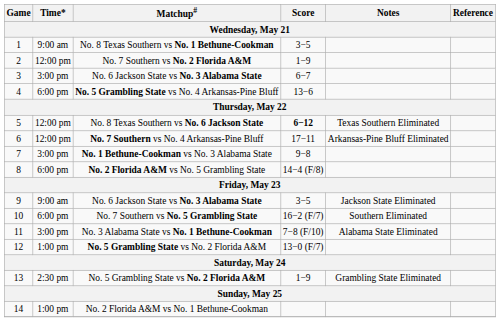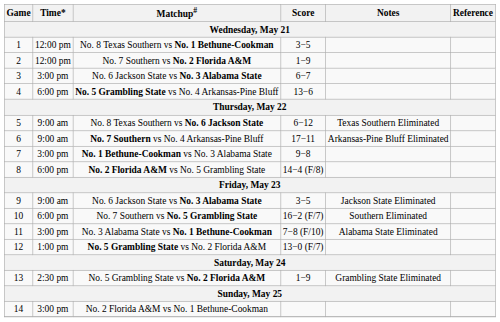(53, 45) 9:00 am -> (53, 45) 12:00 pm
(53, 123) 12:00 pm -> (53, 123) 9:00 am
(303, 123) bold -> (303, 123) normal
(53, 138) 12:00 pm -> (53, 138) 9:00 am
(53, 309) 1:00 pm -> (53, 309) 3:00 pm
